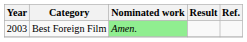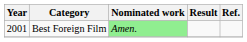(17, 28) 2003 -> (17, 28) 2001
